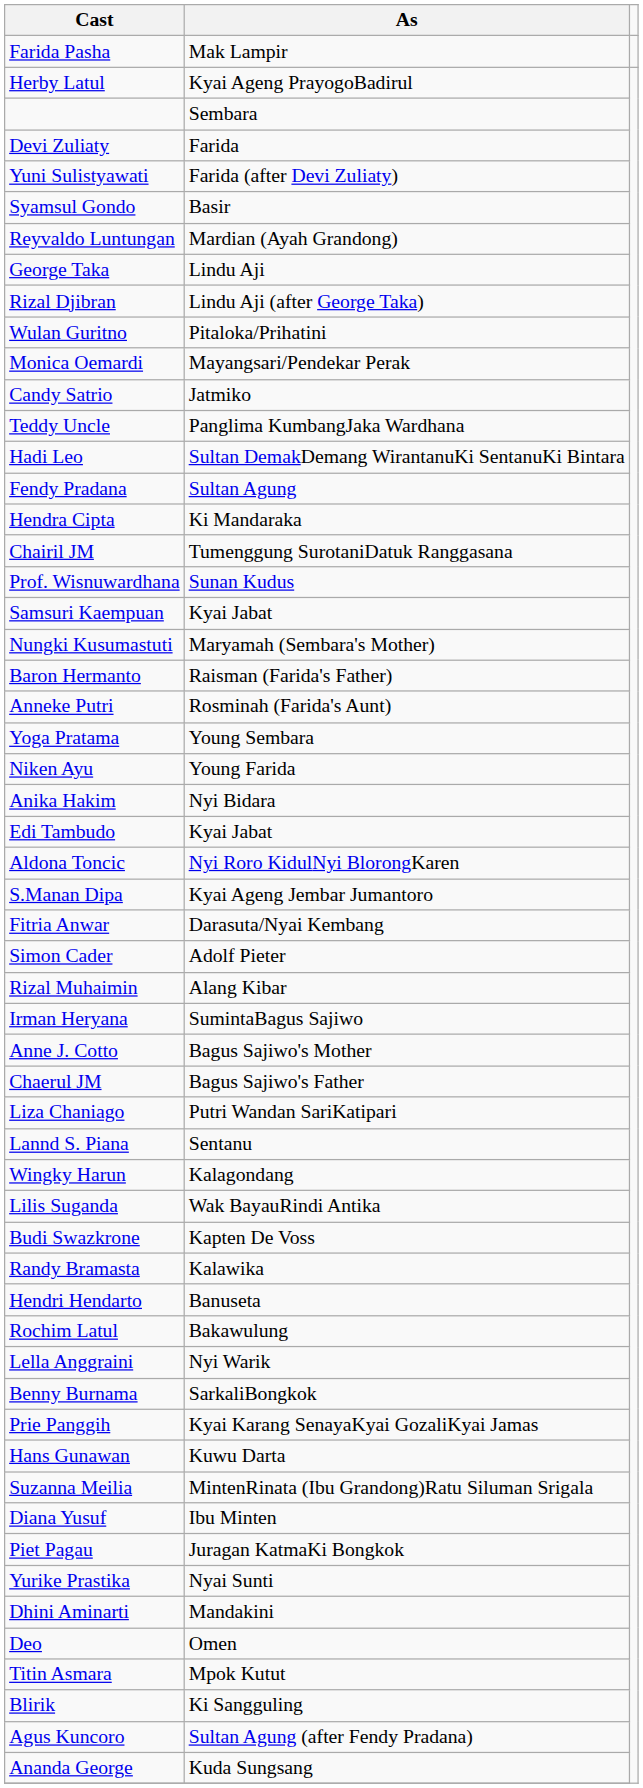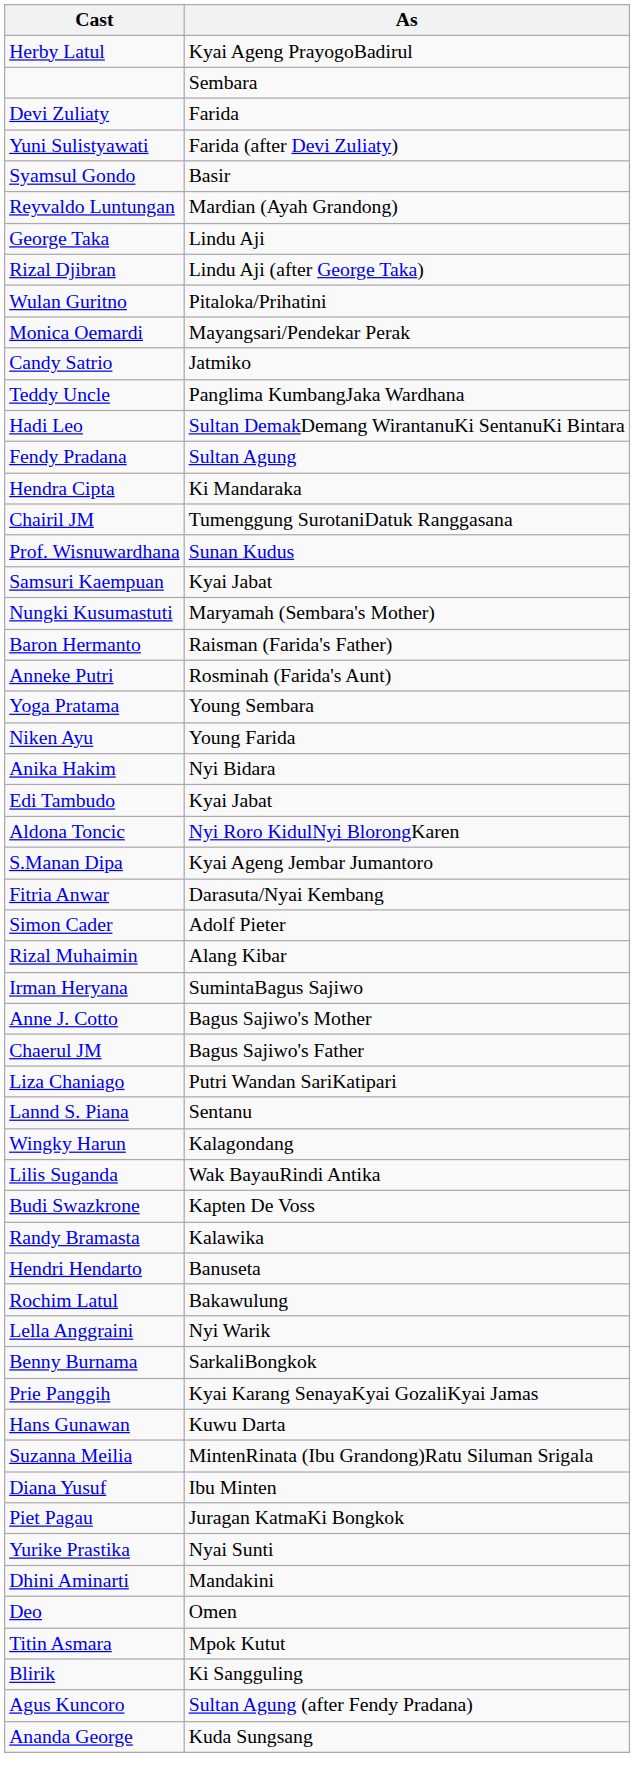- row: (60, 51)
